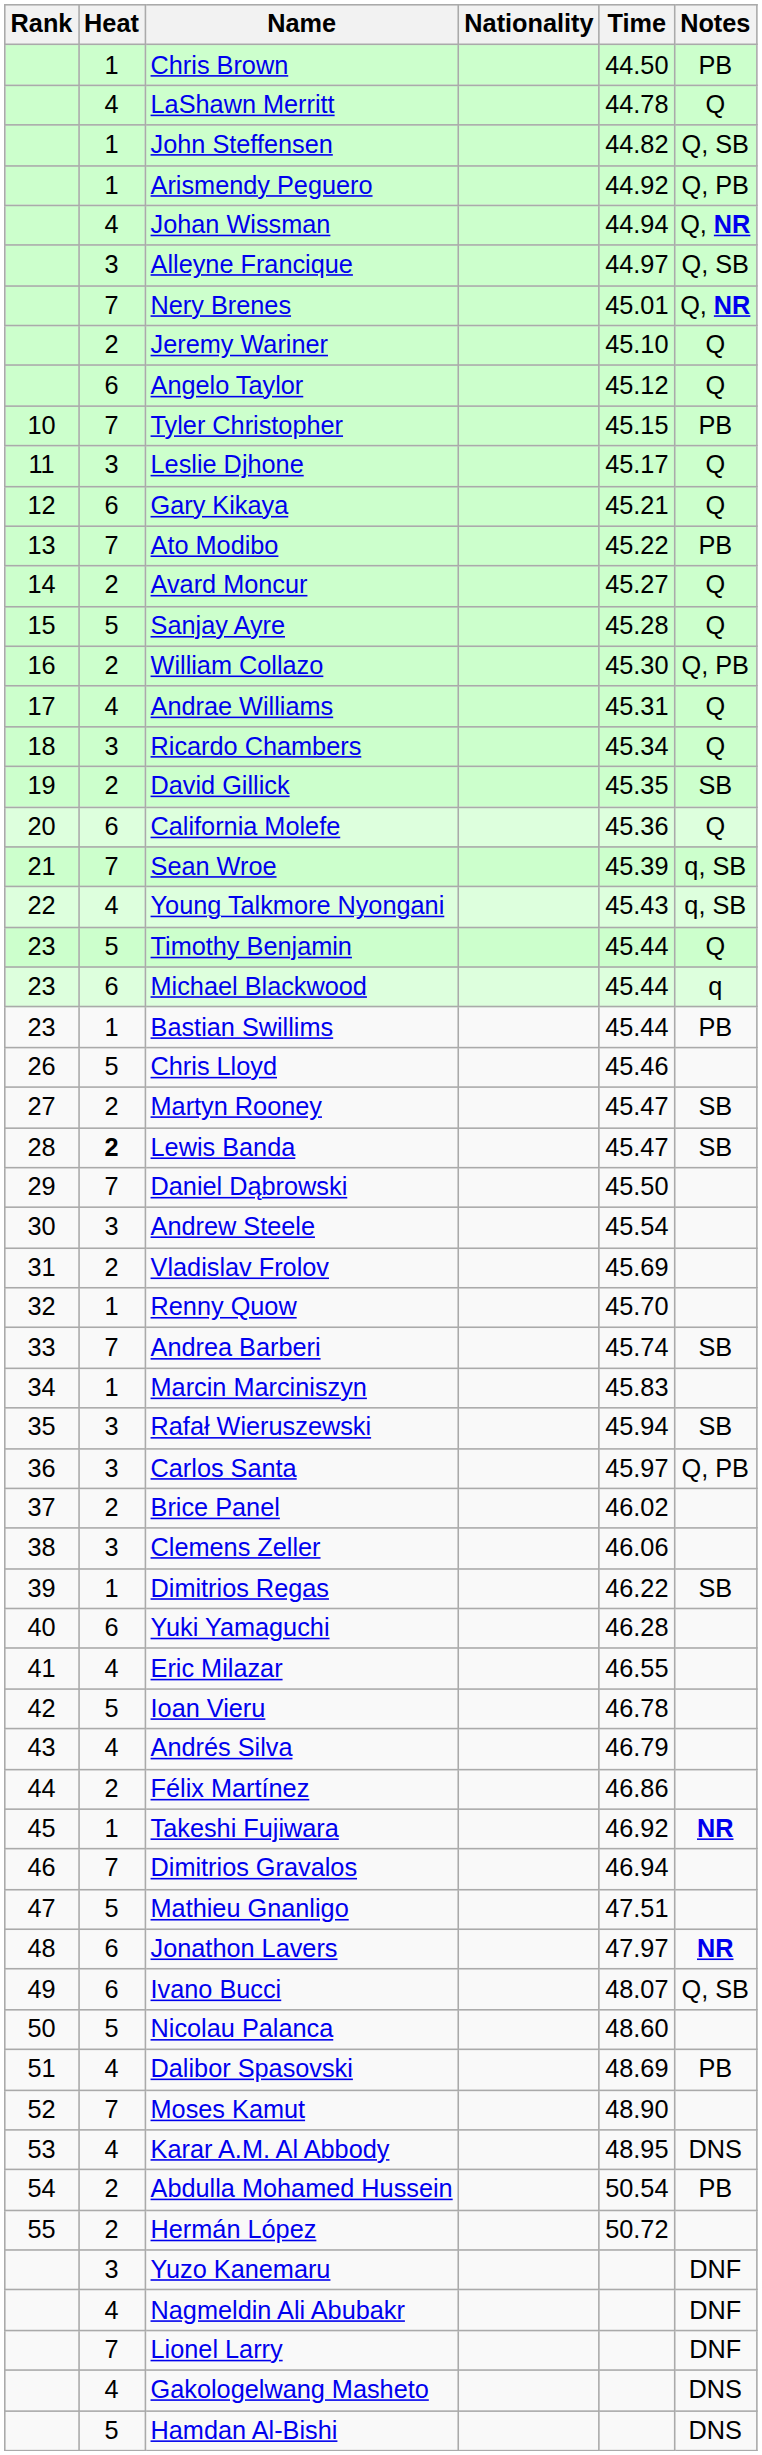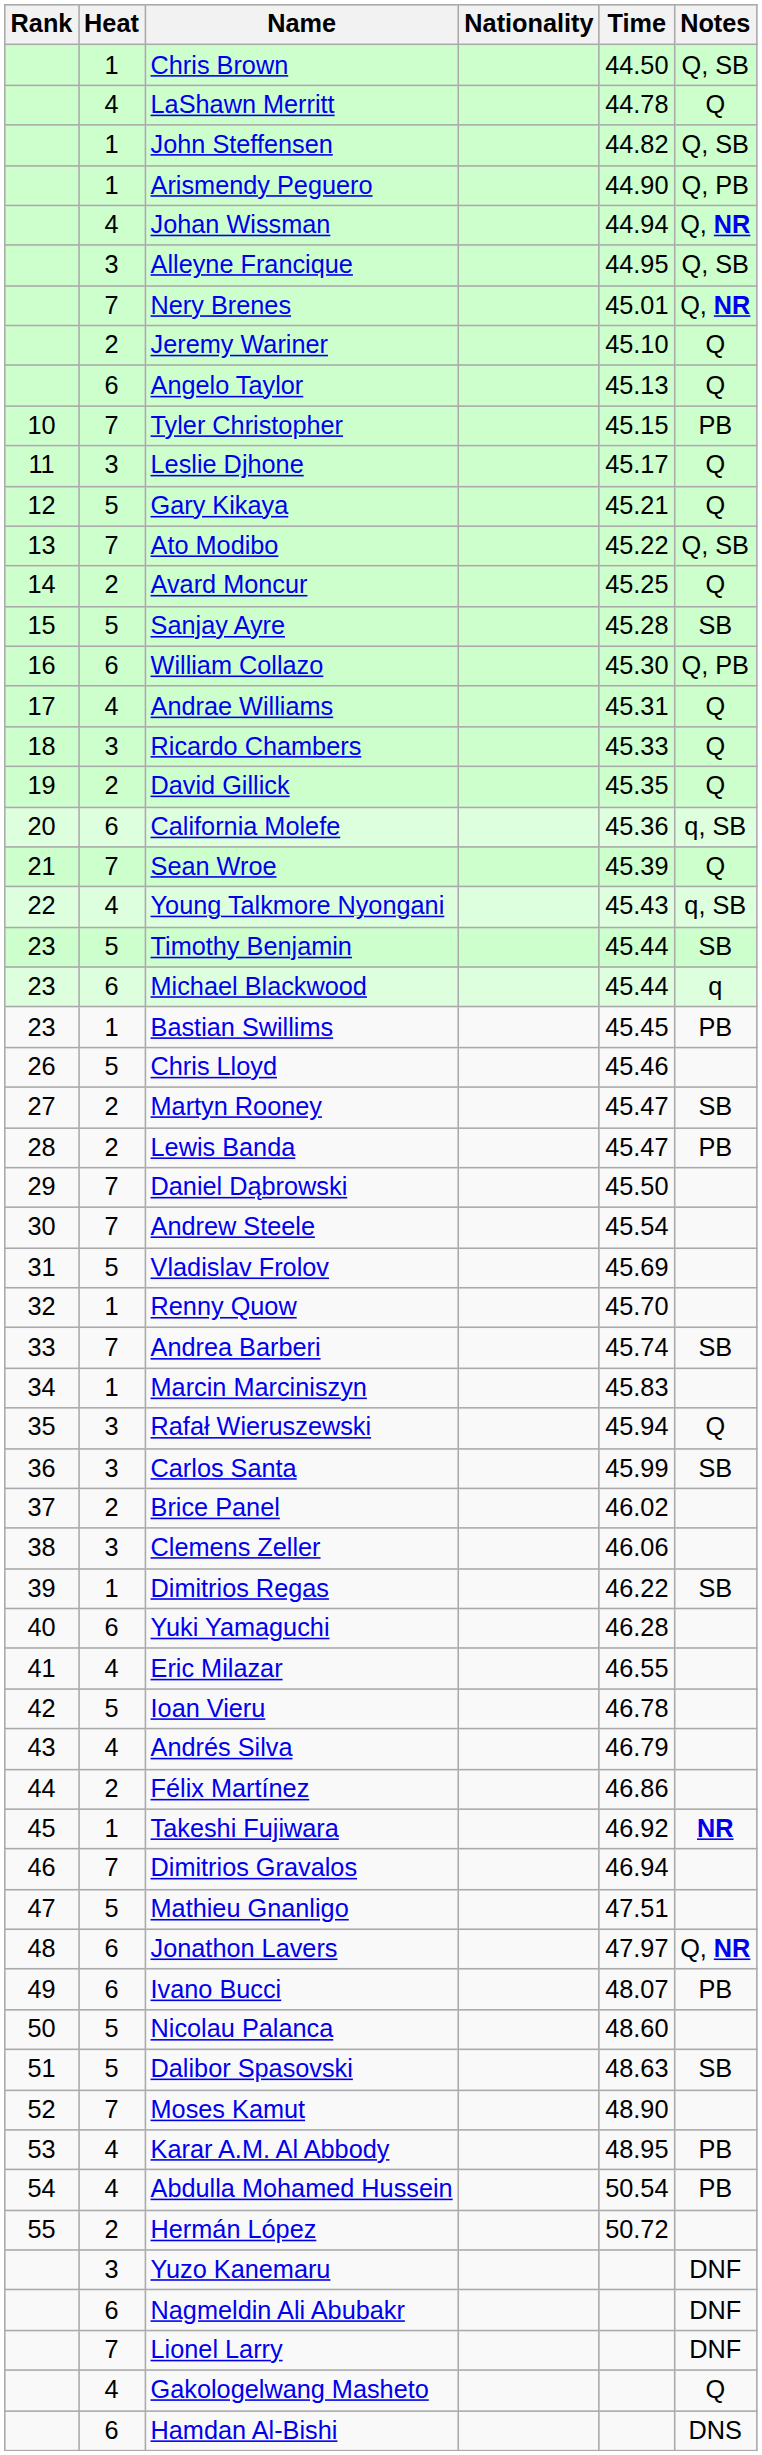(715, 64) PB -> (715, 64) Q, SB
(637, 184) 44.92 -> (637, 184) 44.90
(637, 265) 44.97 -> (637, 265) 44.95
(637, 385) 45.12 -> (637, 385) 45.13
(111, 505) 6 -> (111, 505) 5
(715, 545) PB -> (715, 545) Q, SB
(637, 585) 45.27 -> (637, 585) 45.25
(715, 625) Q -> (715, 625) SB
(111, 666) 2 -> (111, 666) 6
(637, 746) 45.34 -> (637, 746) 45.33
(715, 786) SB -> (715, 786) Q
(715, 826) Q -> (715, 826) q, SB
(715, 866) q, SB -> (715, 866) Q
(715, 946) Q -> (715, 946) SB
(637, 1026) 45.44 -> (637, 1026) 45.45
(111, 1147) bold -> (111, 1147) normal
(715, 1147) SB -> (715, 1147) PB
(111, 1227) 3 -> (111, 1227) 7
(111, 1267) 2 -> (111, 1267) 5
(715, 1427) SB -> (715, 1427) Q
(637, 1467) 45.97 -> (637, 1467) 45.99
(715, 1467) Q, PB -> (715, 1467) SB
(715, 1948) NR -> (715, 1948) Q, NR
(715, 1989) Q, SB -> (715, 1989) PB
(111, 2069) 4 -> (111, 2069) 5
(637, 2069) 48.69 -> (637, 2069) 48.63
(715, 2069) PB -> (715, 2069) SB
(715, 2149) DNS -> (715, 2149) PB
(111, 2189) 2 -> (111, 2189) 4
(111, 2309) 4 -> (111, 2309) 6
(715, 2390) DNS -> (715, 2390) Q
(111, 2430) 5 -> (111, 2430) 6
